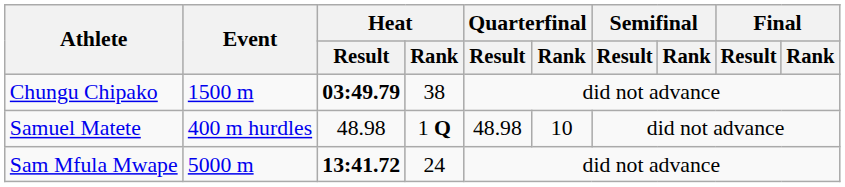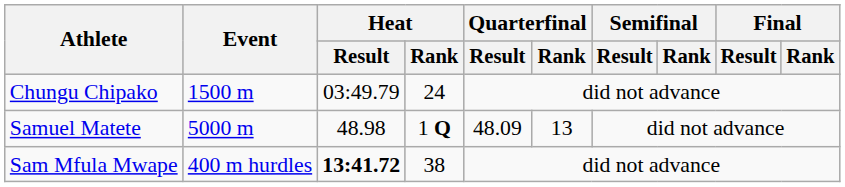(361, 92) bold -> (361, 92) normal
(434, 92) 38 -> (434, 92) 24
(250, 128) 400 m hurdles -> (221, 128) 5000 m
(497, 128) 48.98 -> (497, 128) 48.09
(562, 128) 10 -> (562, 128) 13
(221, 164) 5000 m -> (250, 164) 400 m hurdles
(434, 164) 24 -> (434, 164) 38
